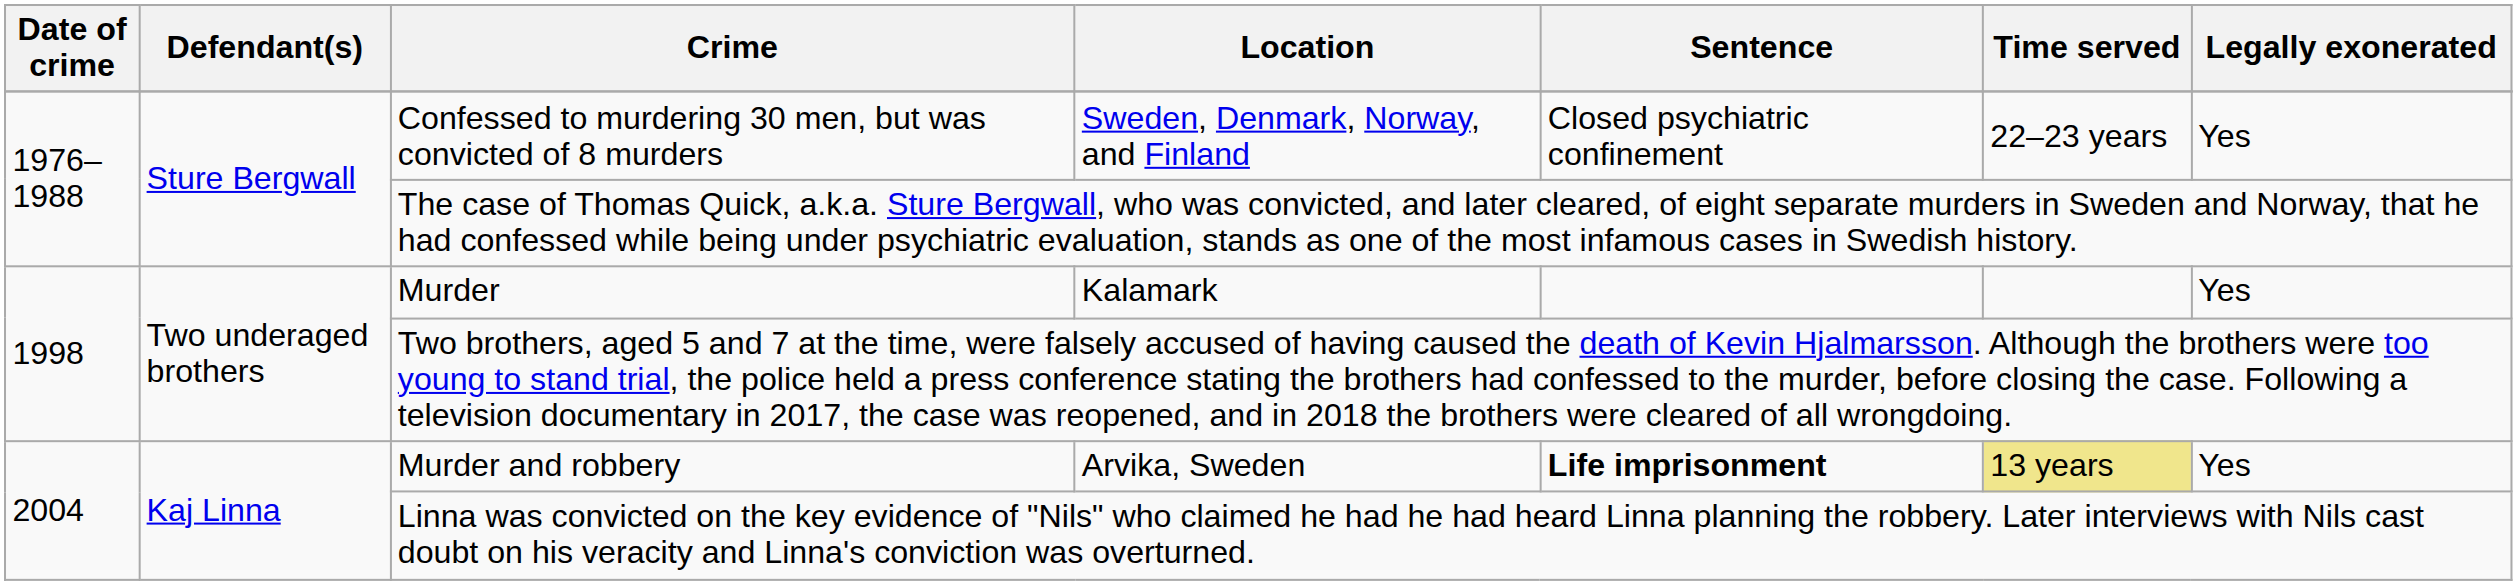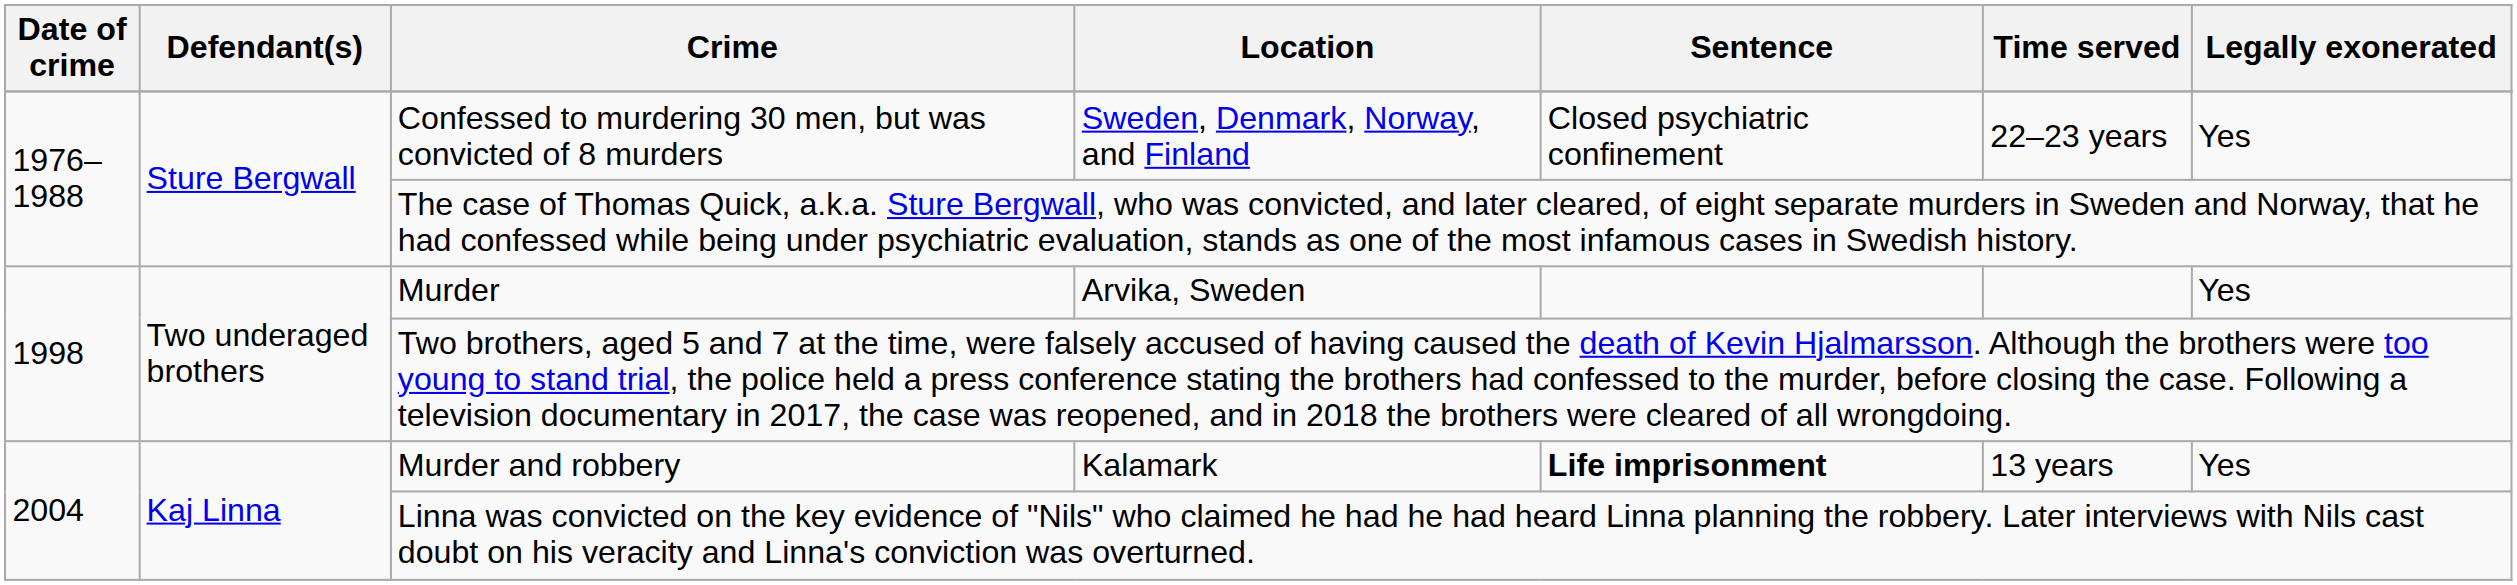(1150, 291) Kalamark -> (1194, 291) Arvika, Sweden
(1194, 465) Arvika, Sweden -> (1150, 465) Kalamark
(2052, 465) khaki background -> (2052, 465) no background
